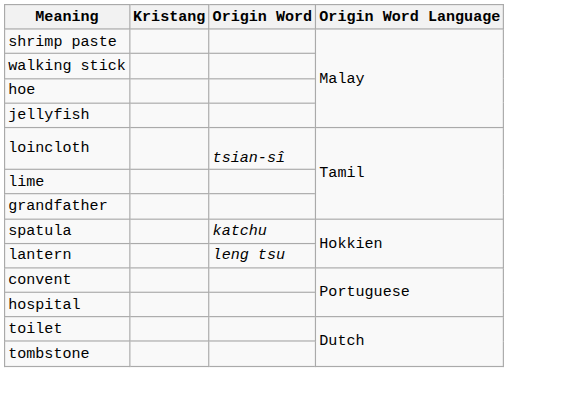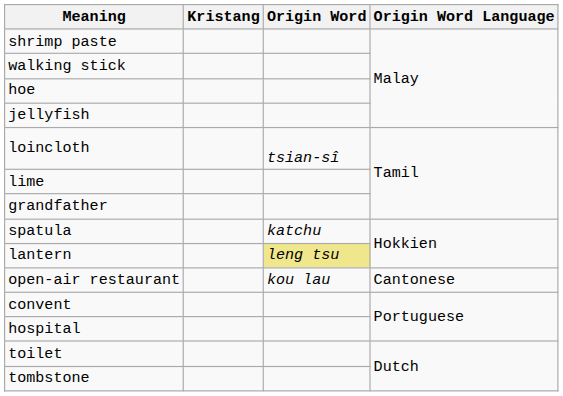(249, 255) no background -> (303, 255) khaki background
+ row: (94, 280)
